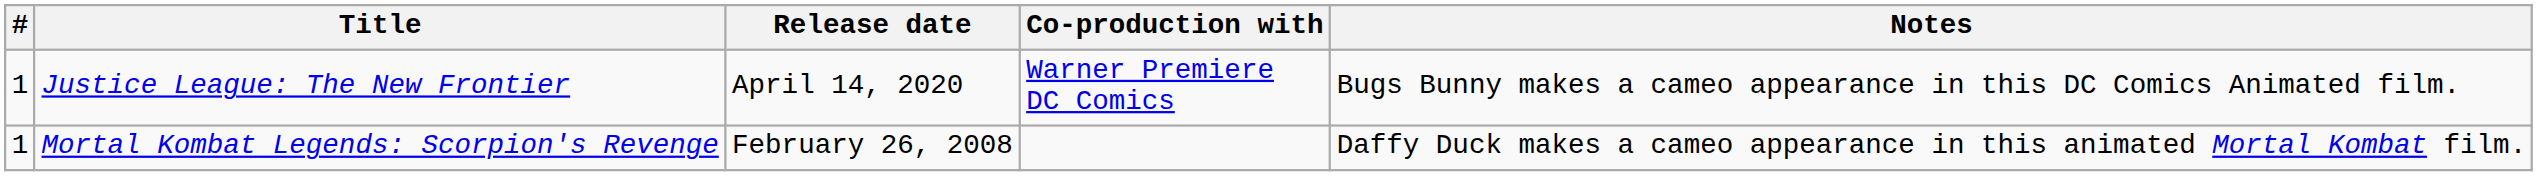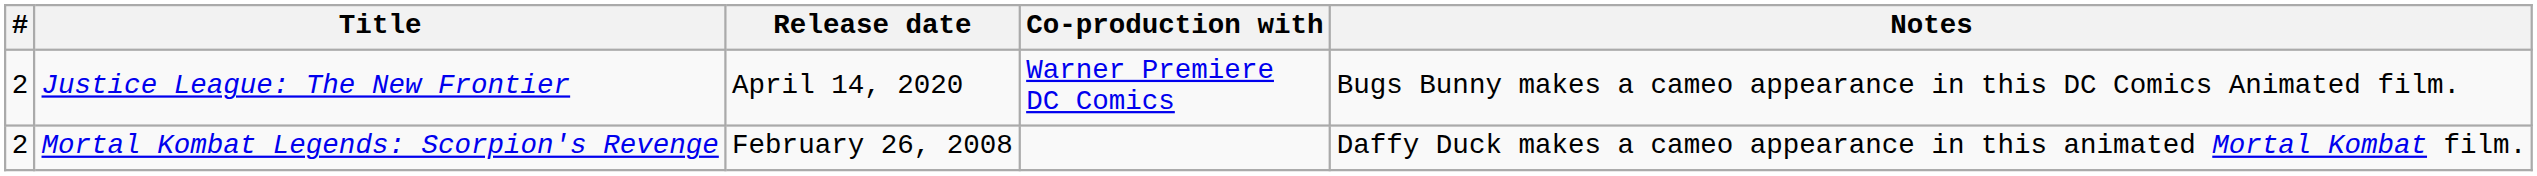(20, 88) 1 -> (20, 88) 2
(20, 148) 1 -> (20, 148) 2
